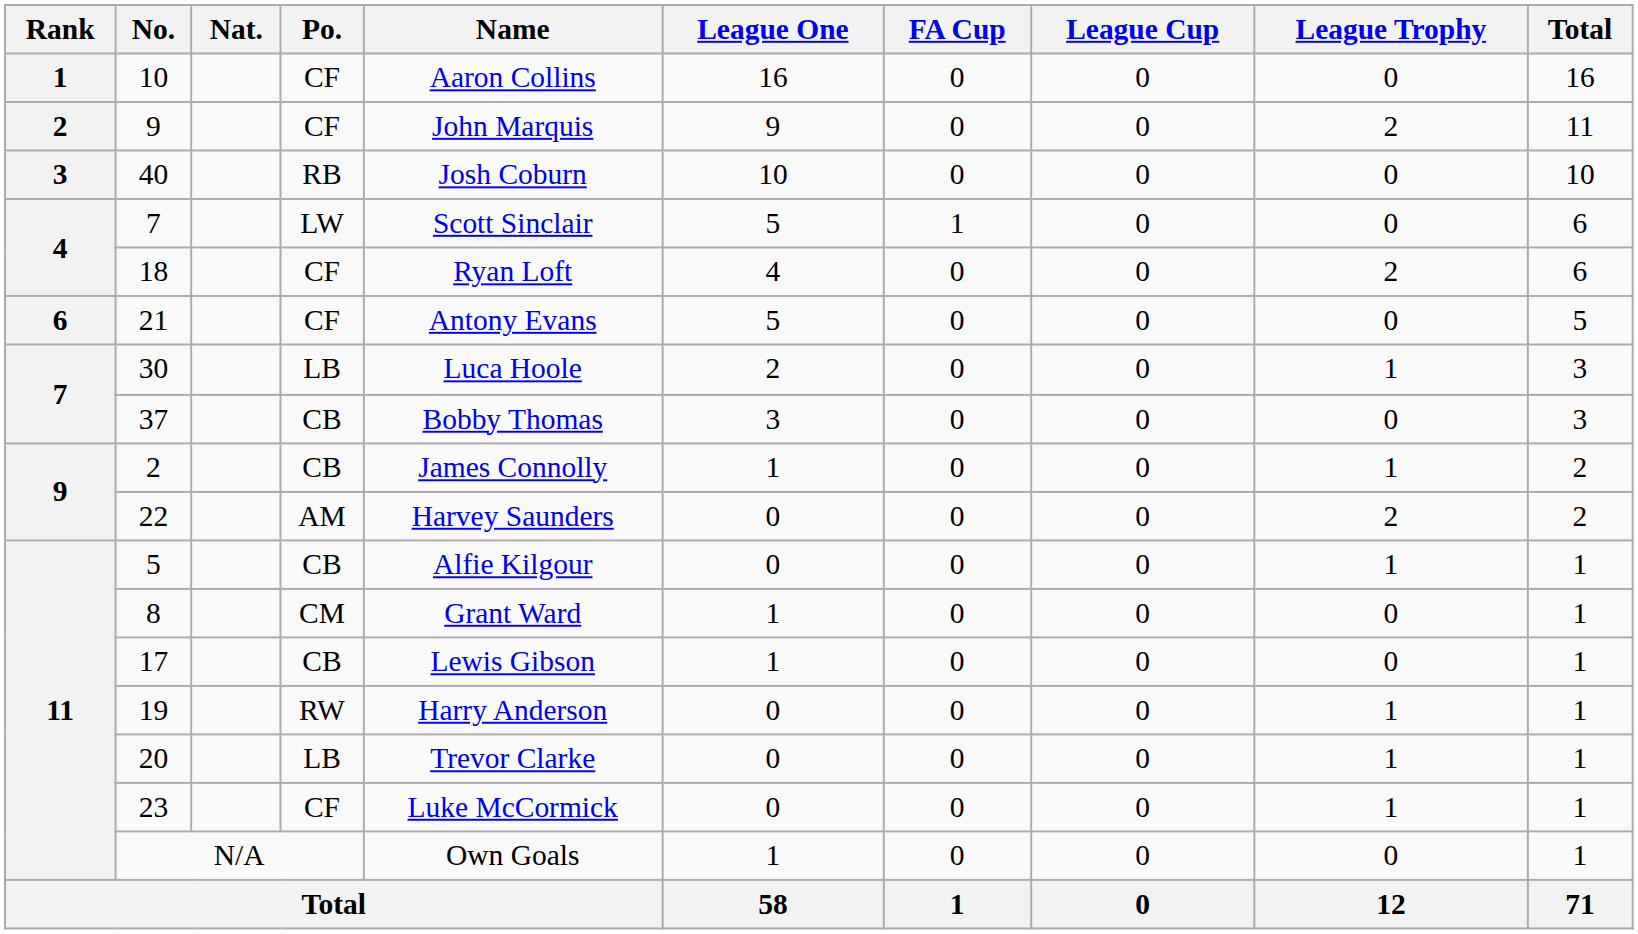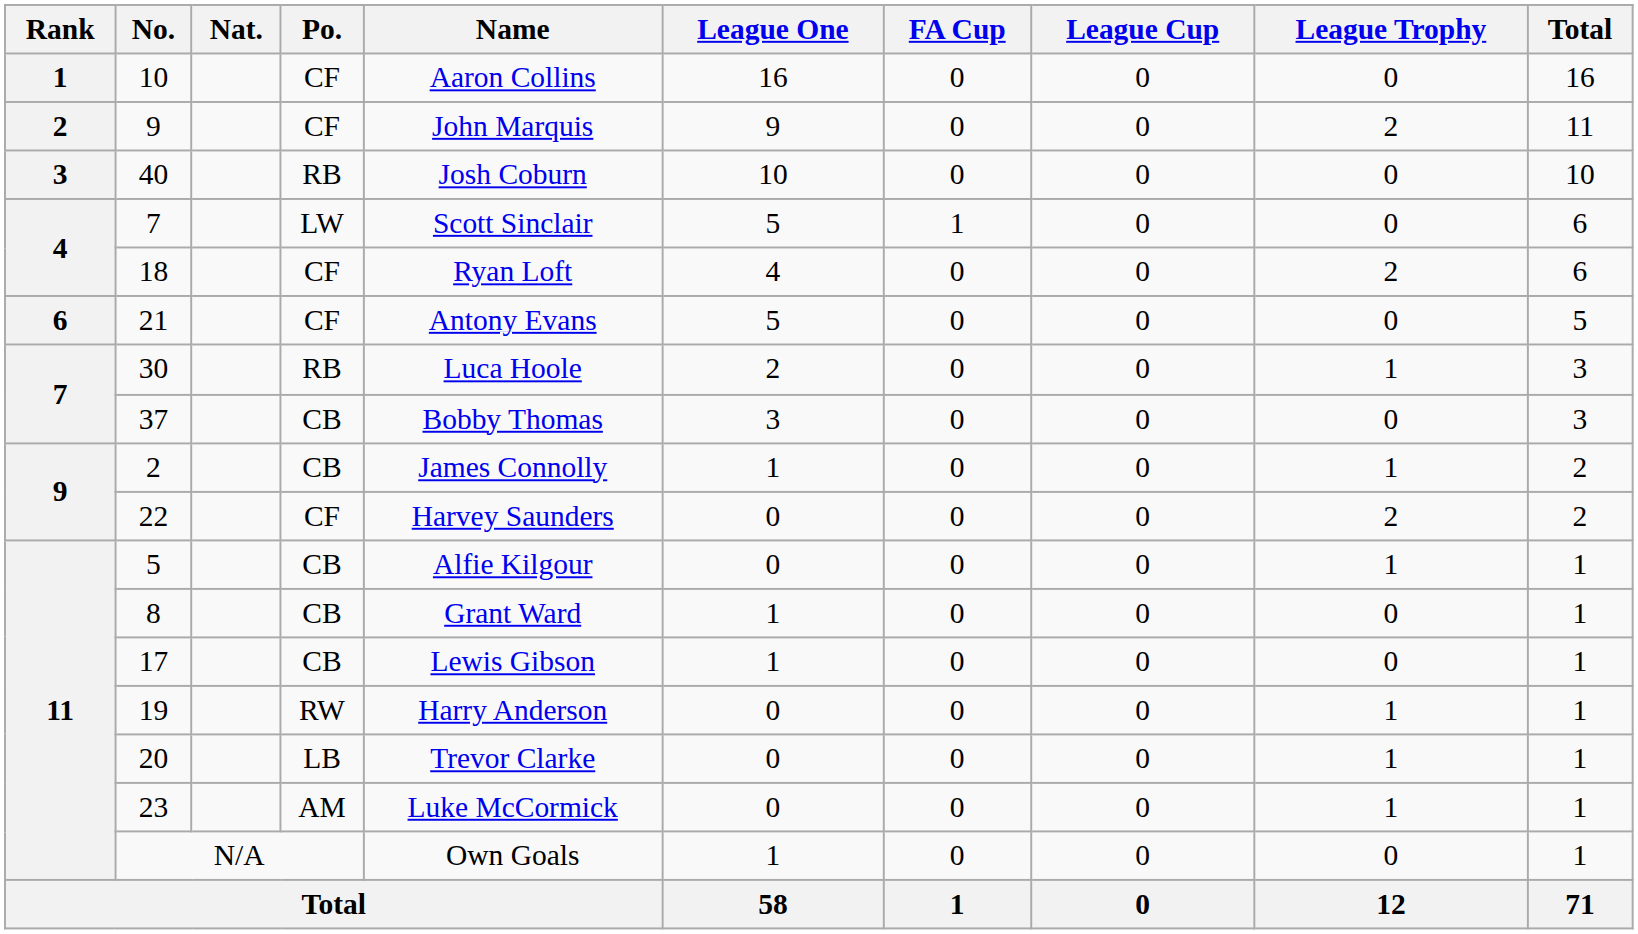(322, 369) LB -> (322, 369) RB
(322, 515) AM -> (322, 515) CF
(322, 612) CM -> (322, 612) CB
(322, 806) CF -> (322, 806) AM
